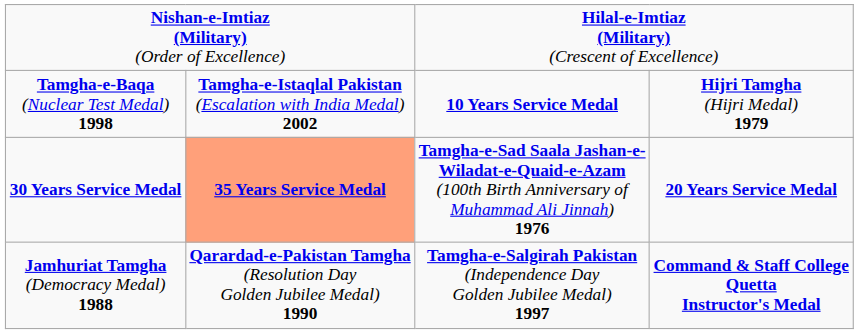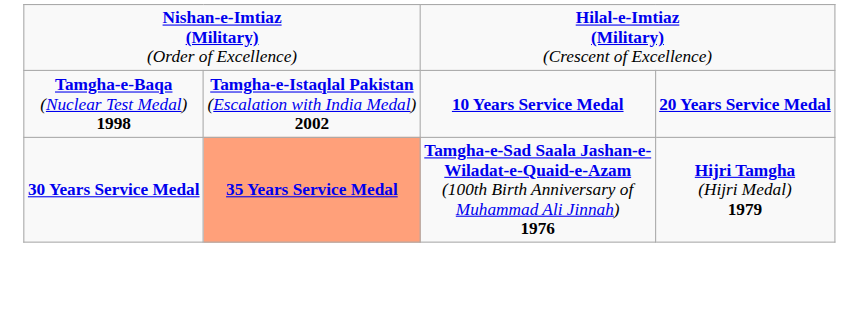(751, 103) Hijri Tamgha (Hijri Medal) 1979 -> (745, 103) 20 Years Service Medal
(751, 189) 20 Years Service Medal -> (745, 189) Hijri Tamgha (Hijri Medal) 1979
- row: (96, 285)
